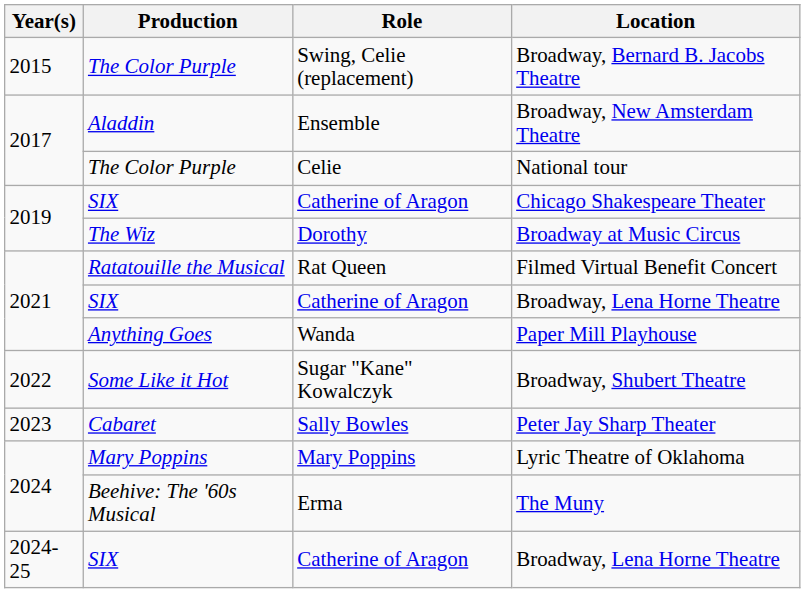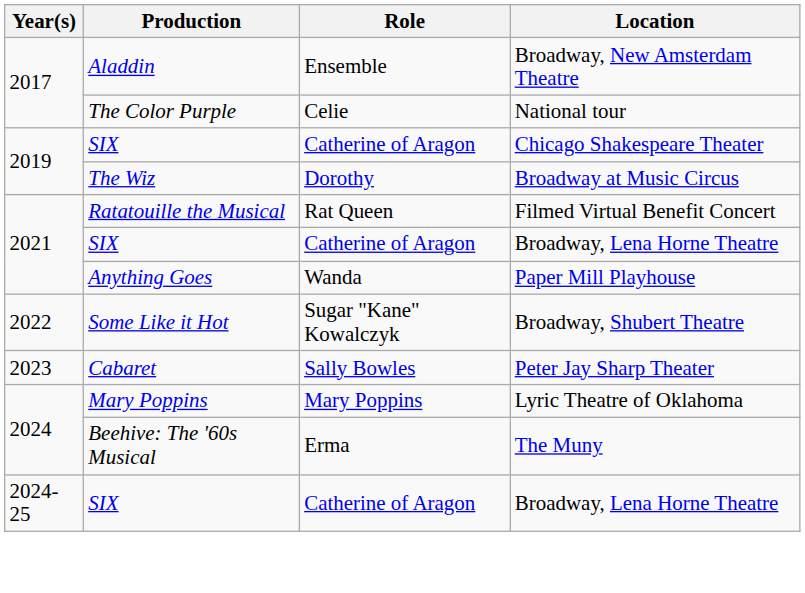- row: (30, 66)
